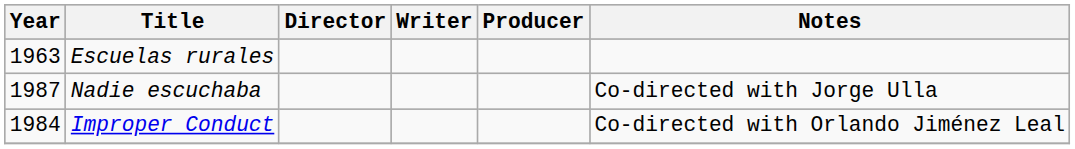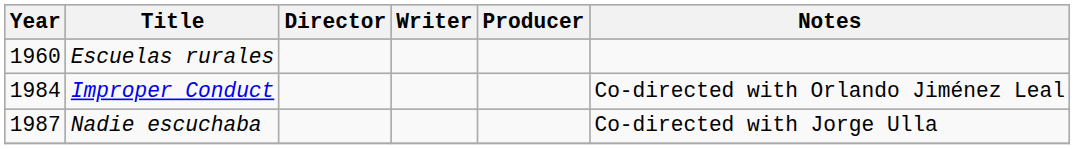(35, 57) 1963 -> (35, 57) 1960
rows swapped: (173, 126) <-> (166, 91)
